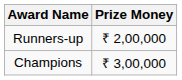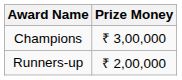rows swapped: (48, 62) <-> (48, 38)
